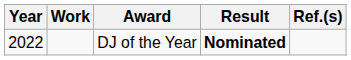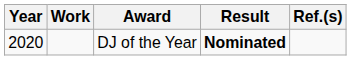(26, 42) 2022 -> (26, 42) 2020
